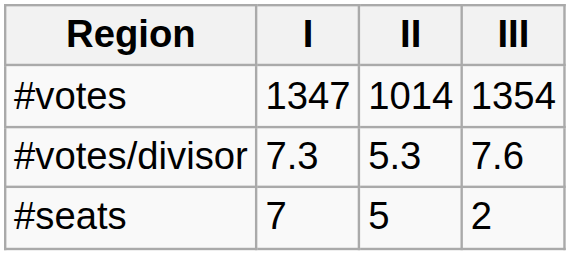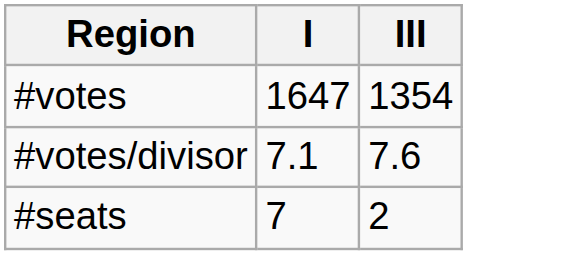- column: (411, 34)
(308, 95) 1347 -> (308, 95) 1647
(292, 156) 7.3 -> (292, 156) 7.1
